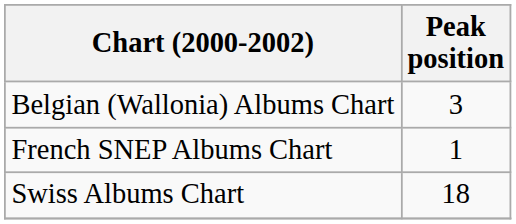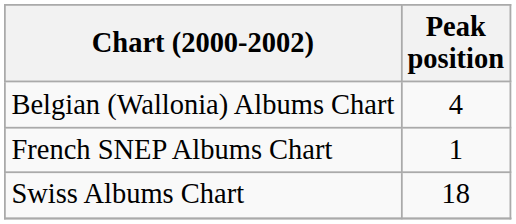(456, 104) 3 -> (456, 104) 4
